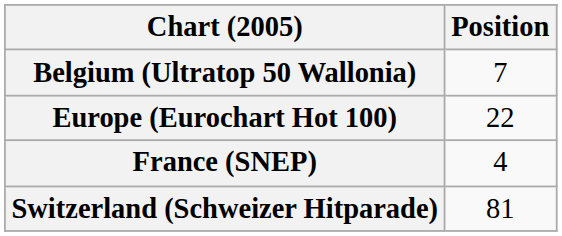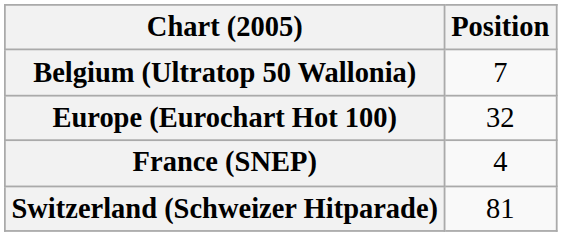(500, 117) 22 -> (500, 117) 32
